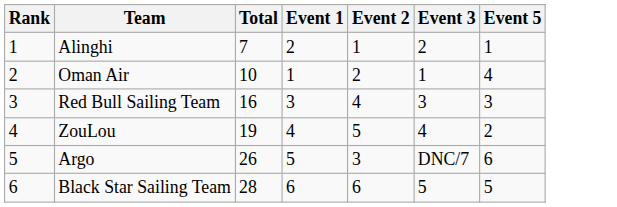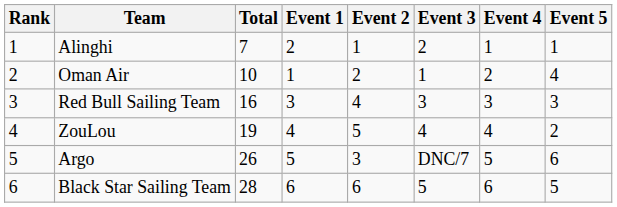+ column: (513, 18)
